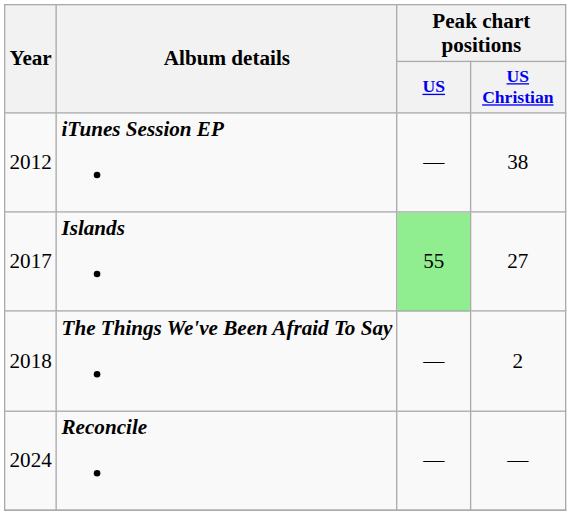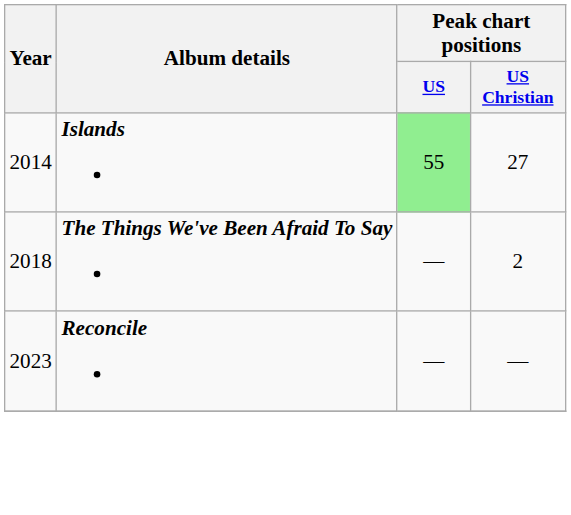- row: (227, 152)
(31, 261) 2017 -> (31, 162) 2014
(31, 460) 2024 -> (31, 361) 2023
